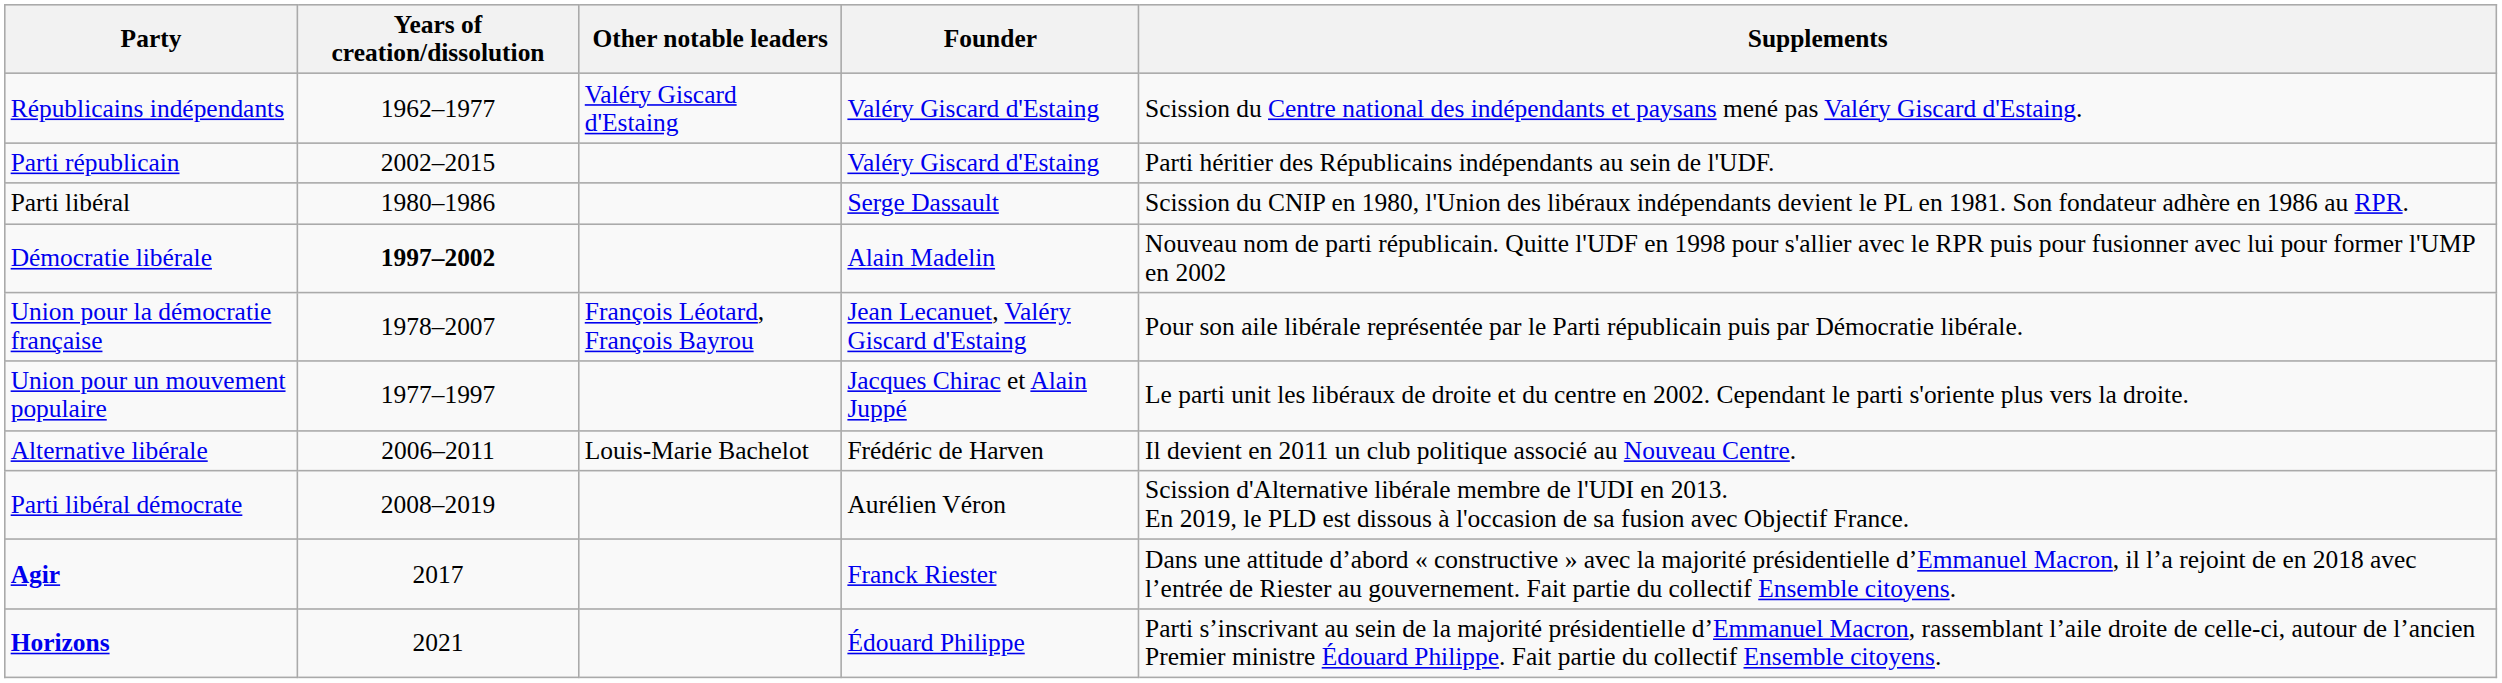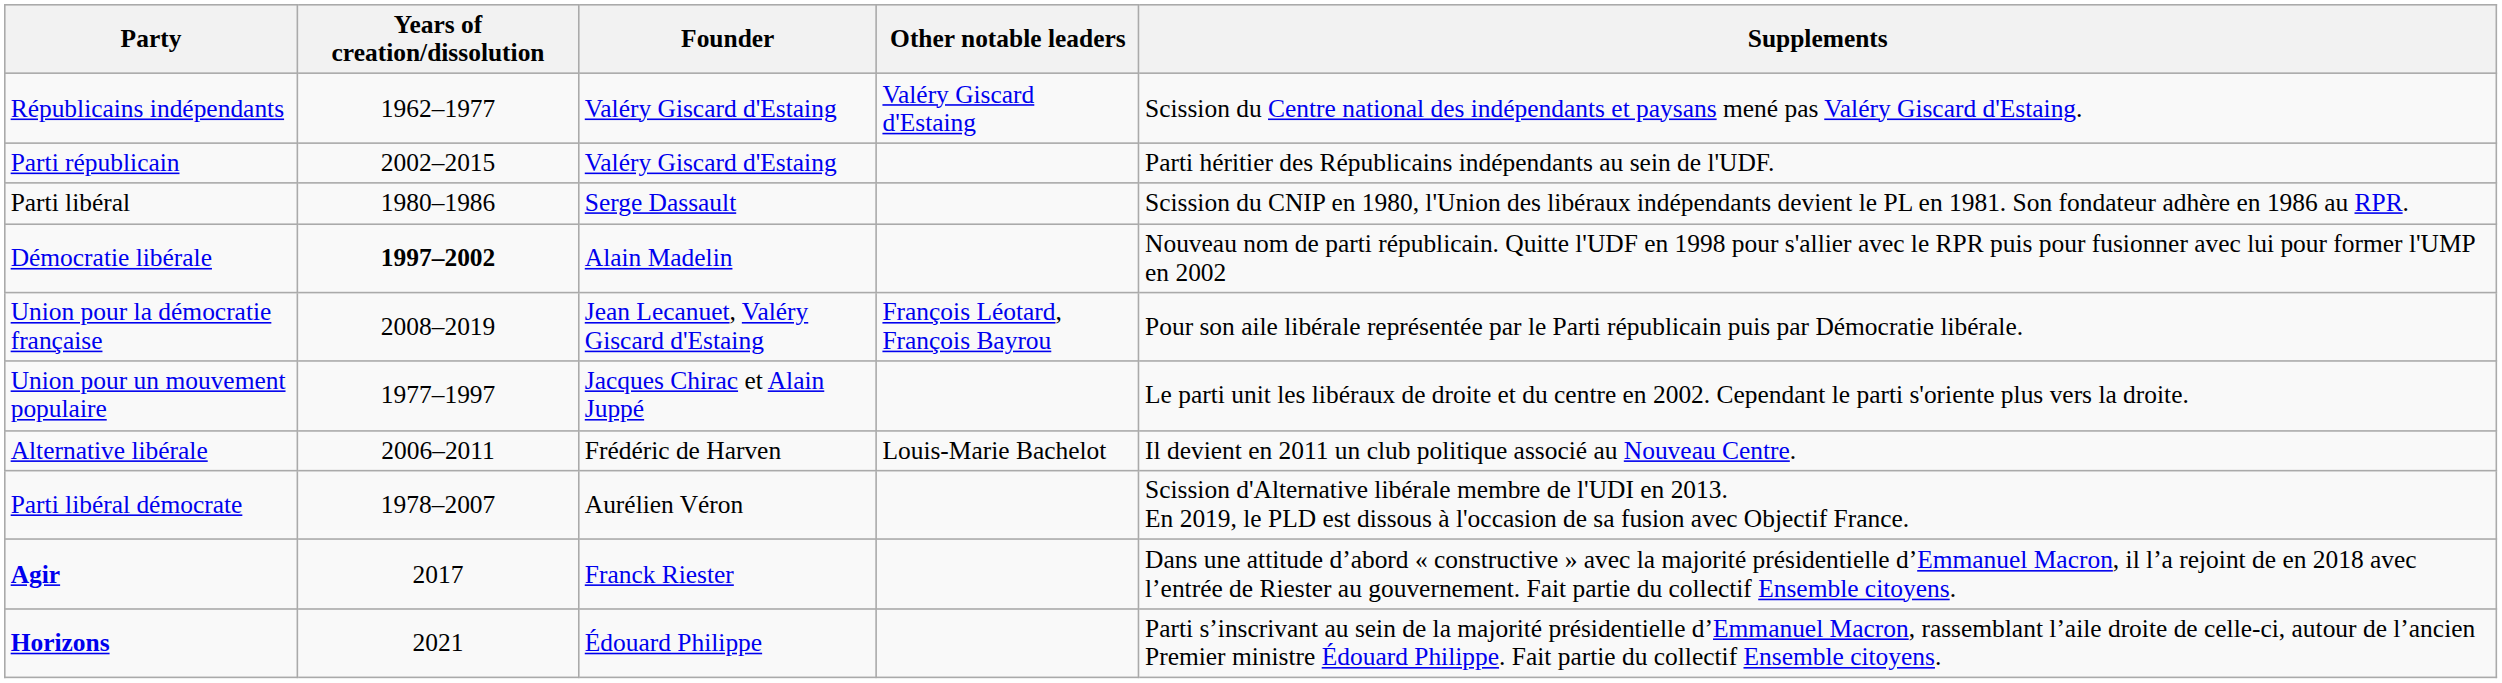columns swapped: (990, 38) <-> (710, 38)
(438, 326) 1978–2007 -> (438, 326) 2008–2019
(438, 504) 2008–2019 -> (438, 504) 1978–2007
